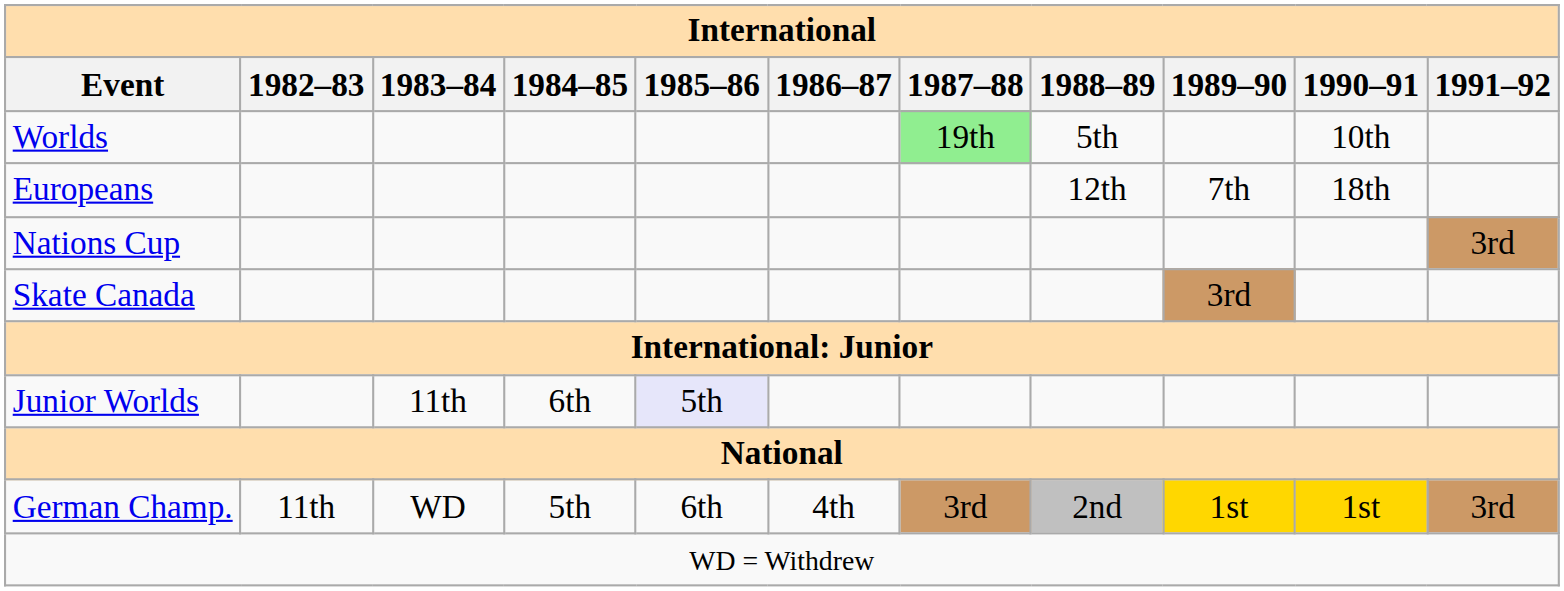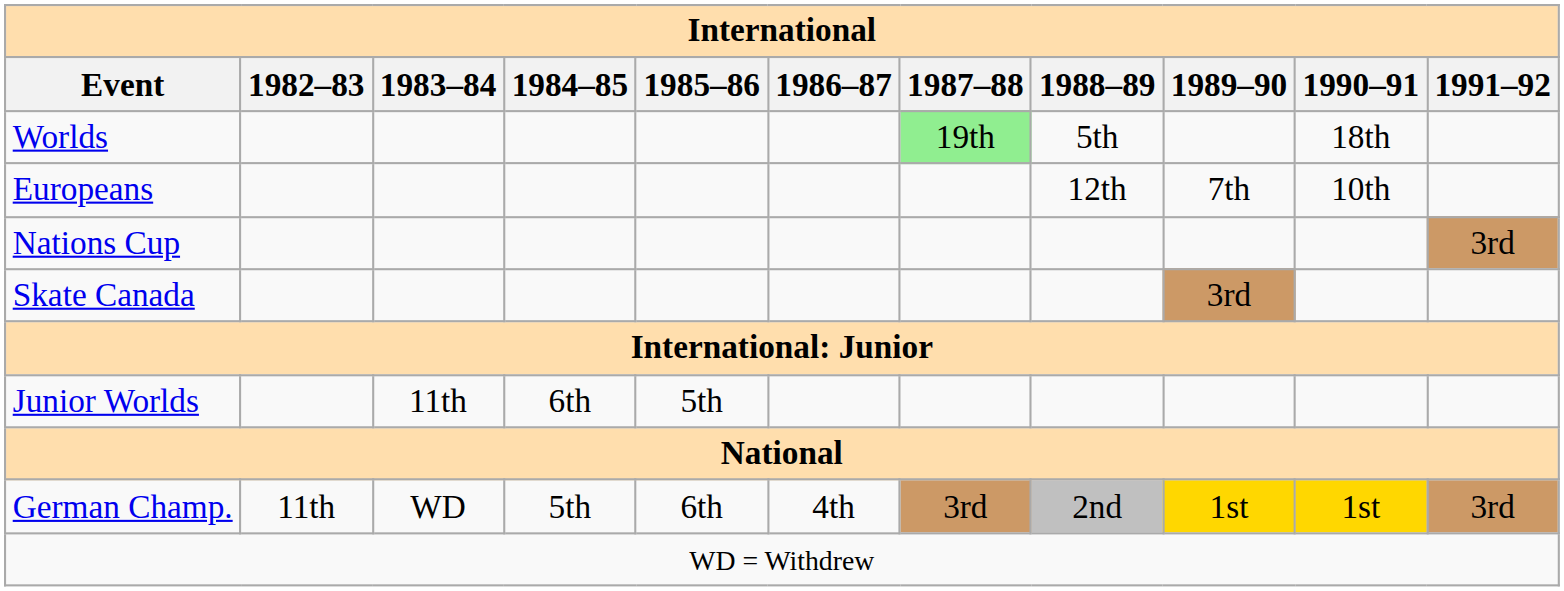(1361, 136) 10th -> (1361, 136) 18th
(1361, 189) 18th -> (1361, 189) 10th
(702, 400) lavender background -> (702, 400) no background
